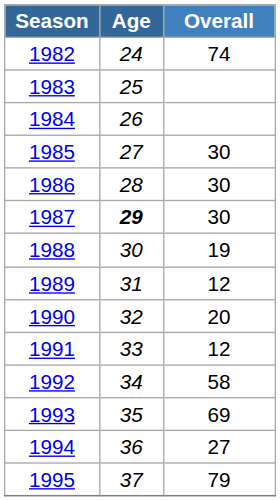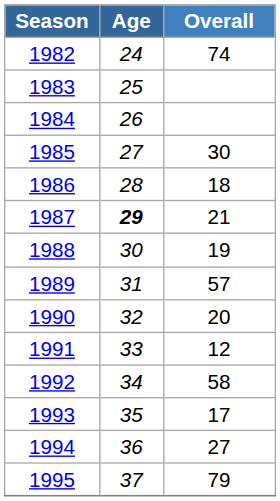(219, 185) 30 -> (219, 185) 18
(219, 218) 30 -> (219, 218) 21
(219, 283) 12 -> (219, 283) 57
(219, 414) 69 -> (219, 414) 17
